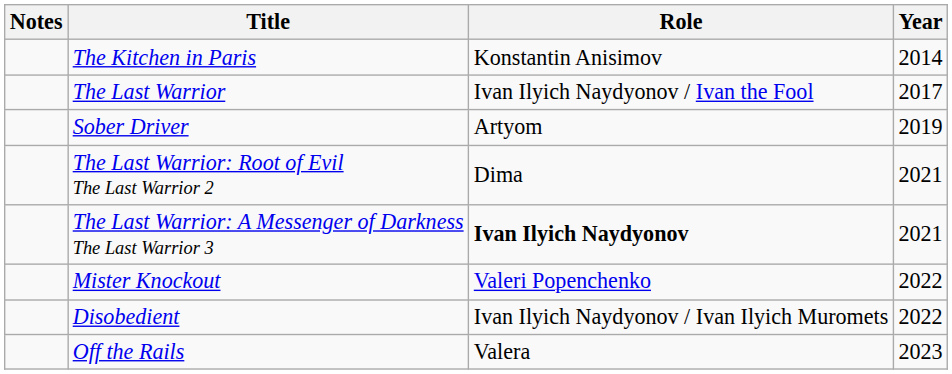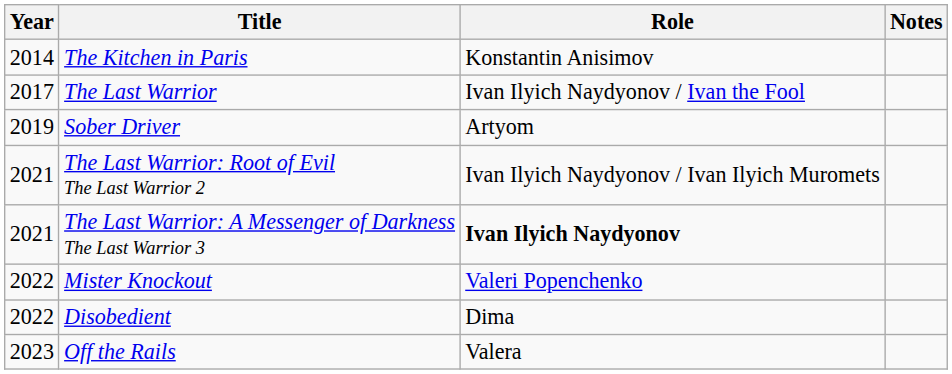columns swapped: (921, 22) <-> (36, 22)
(498, 174) Dima -> (672, 174) Ivan Ilyich Naydyonov / Ivan Ilyich Muromets
(681, 316) Ivan Ilyich Naydyonov / Ivan Ilyich Muromets -> (490, 316) Dima
